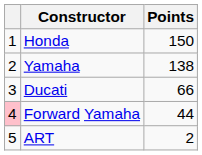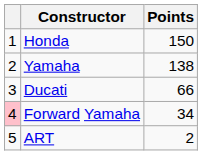(185, 114) 44 -> (185, 114) 34
